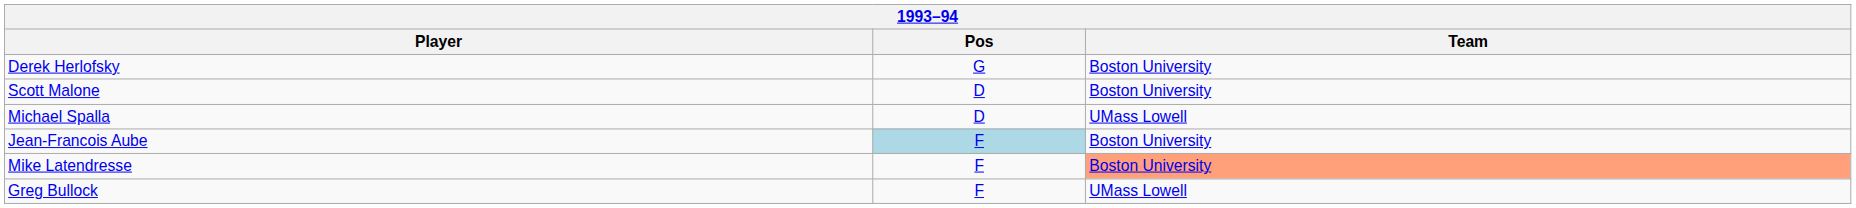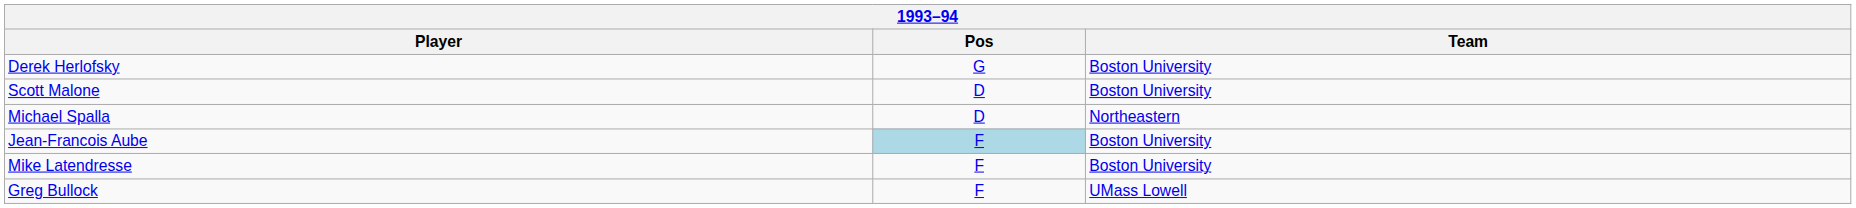(1138, 116) UMass Lowell -> (1135, 116) Northeastern
(1150, 166) lightsalmon background -> (1150, 166) no background
